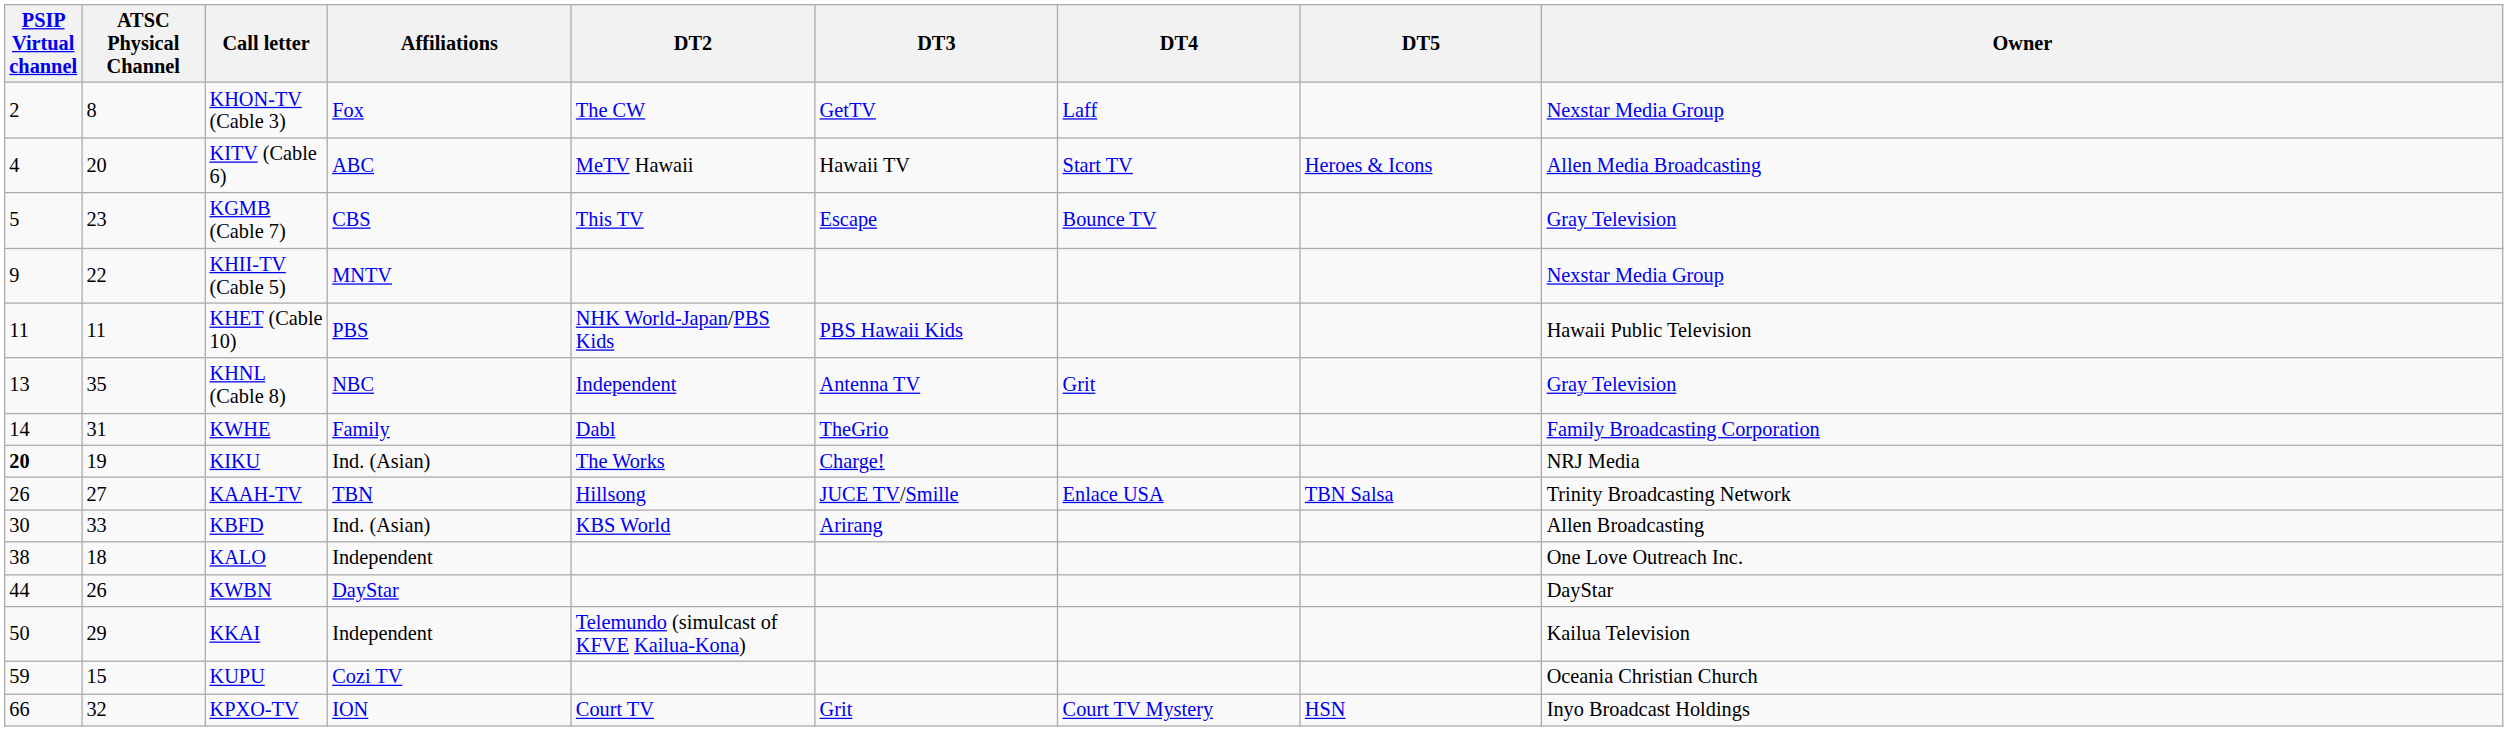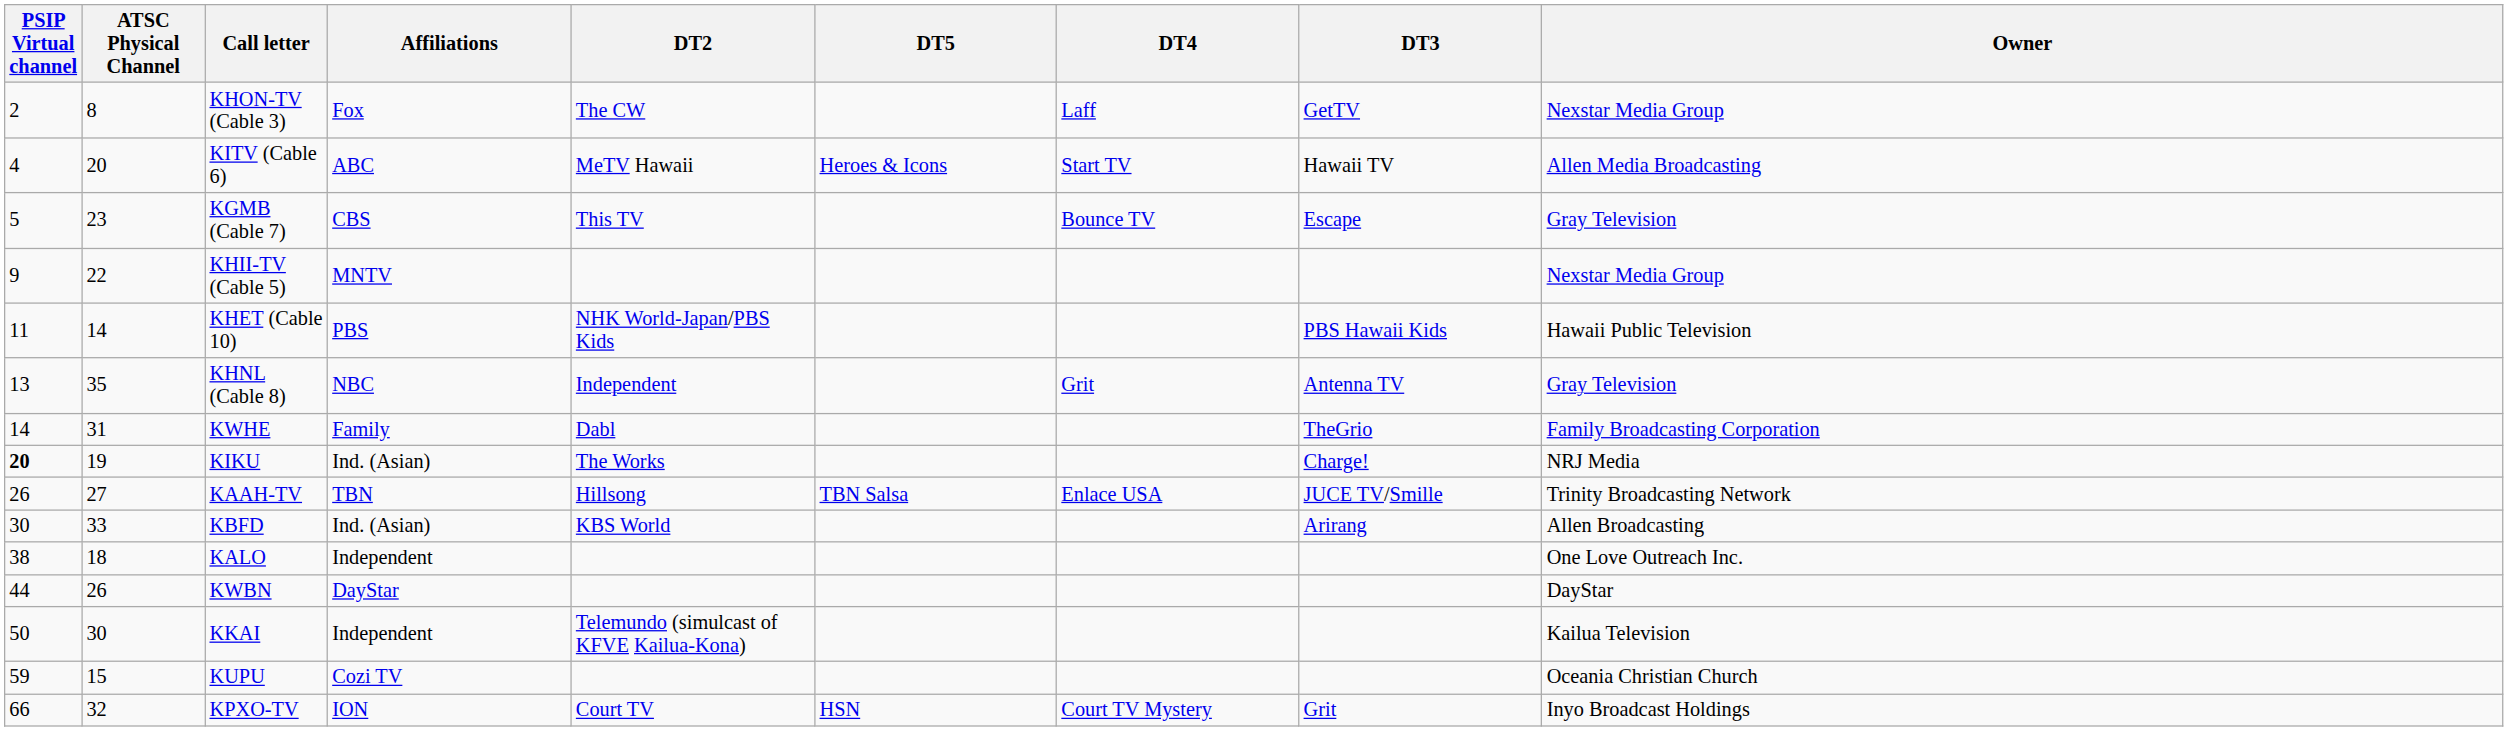columns swapped: (936, 43) <-> (1421, 43)
(96, 330) 11 -> (97, 330) 14
(97, 633) 29 -> (97, 633) 30
